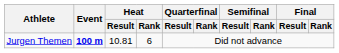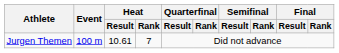(90, 41) bold -> (89, 41) normal
(121, 41) 10.81 -> (120, 41) 10.61
(149, 41) 6 -> (149, 41) 7
